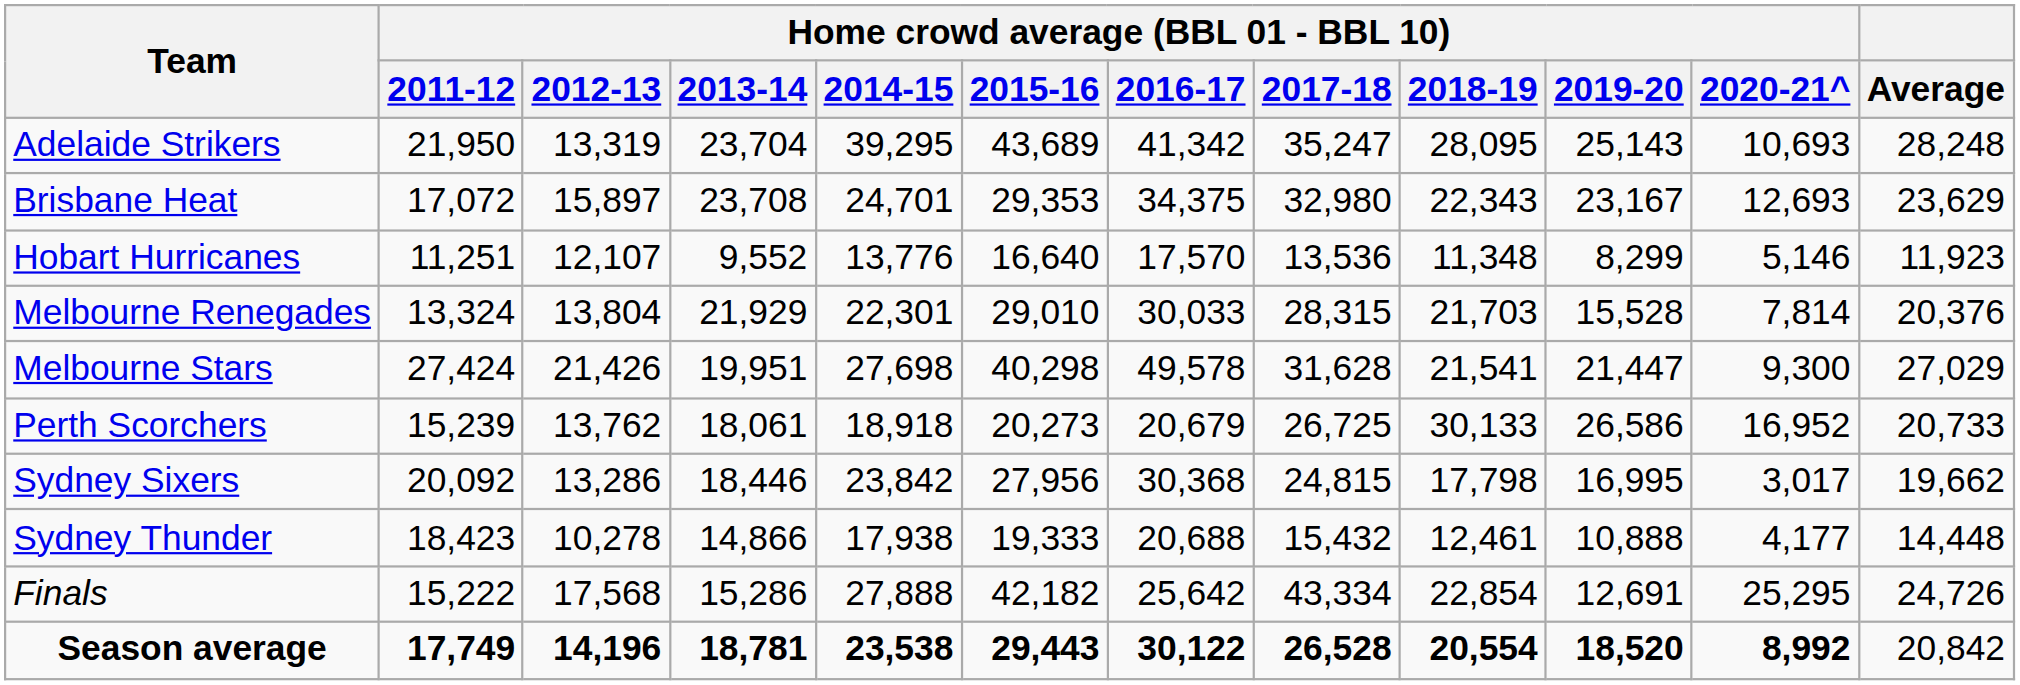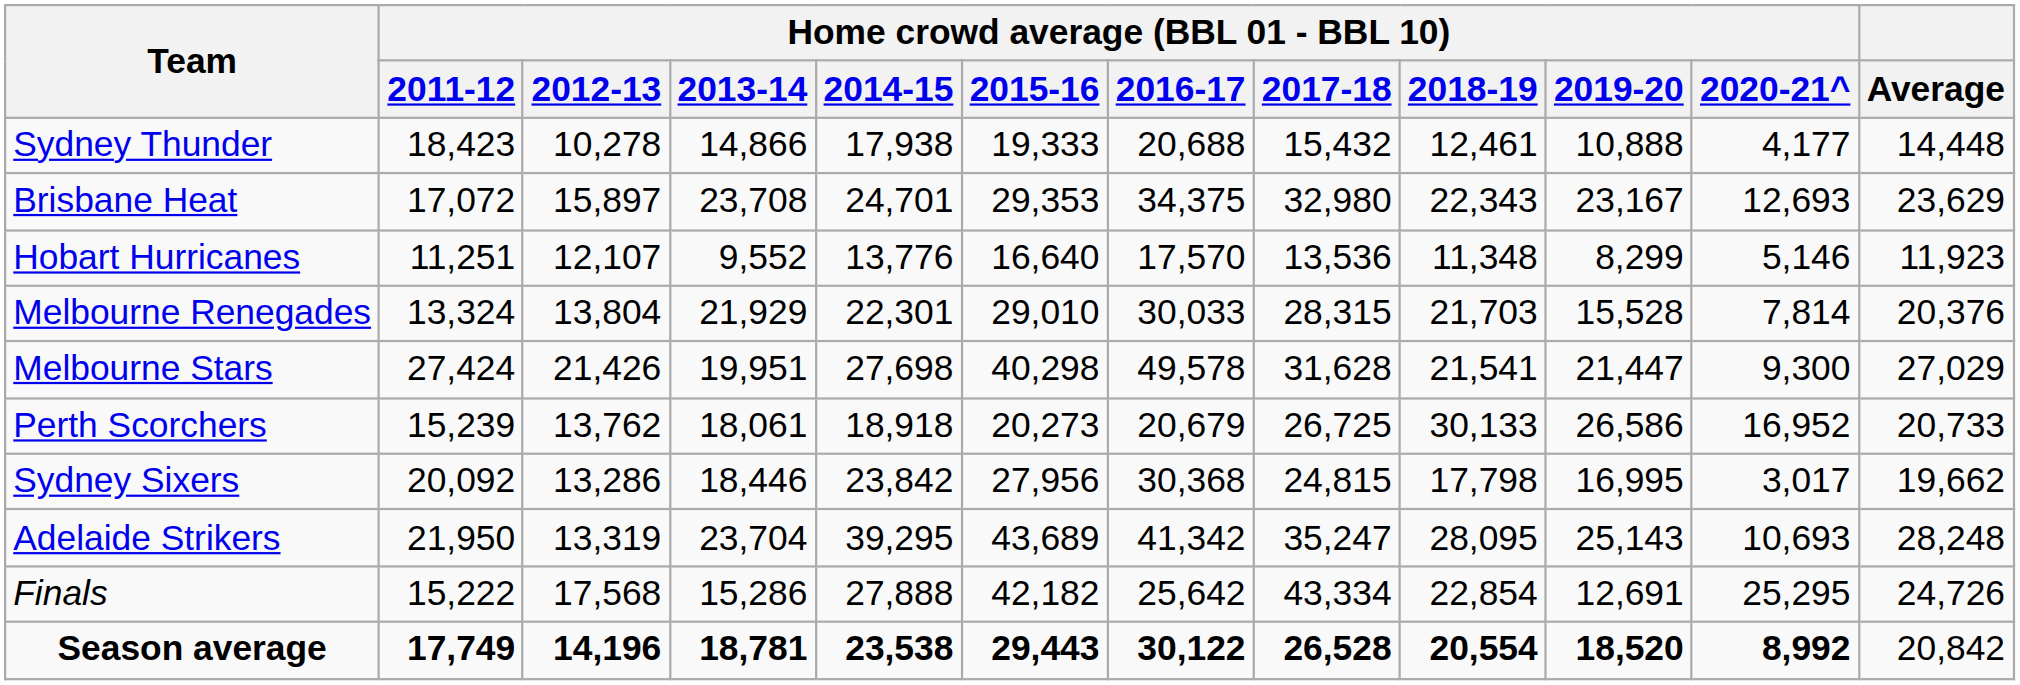rows swapped: (147, 144) <-> (143, 537)
